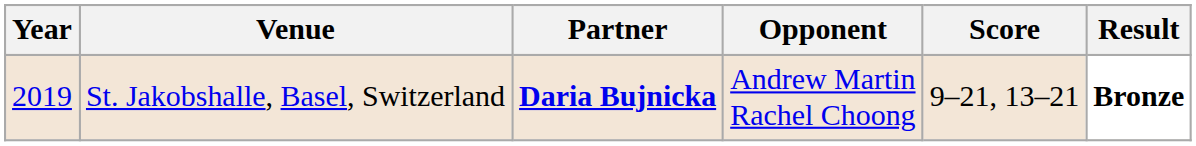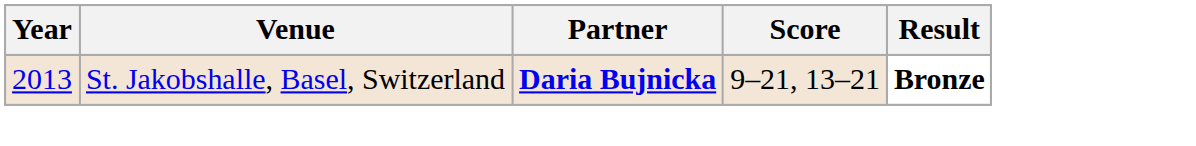- column: (823, 29)
(42, 96) 2019 -> (42, 78) 2013
